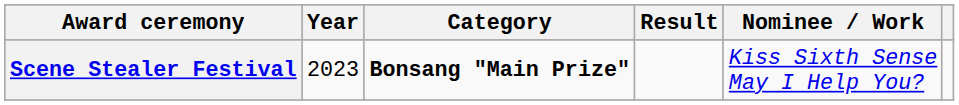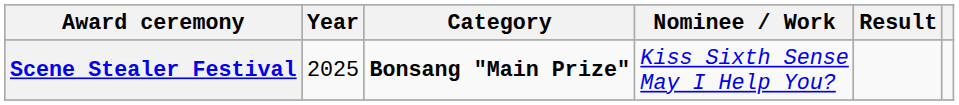columns swapped: (833, 23) <-> (679, 23)
(333, 70) 2023 -> (333, 70) 2025
